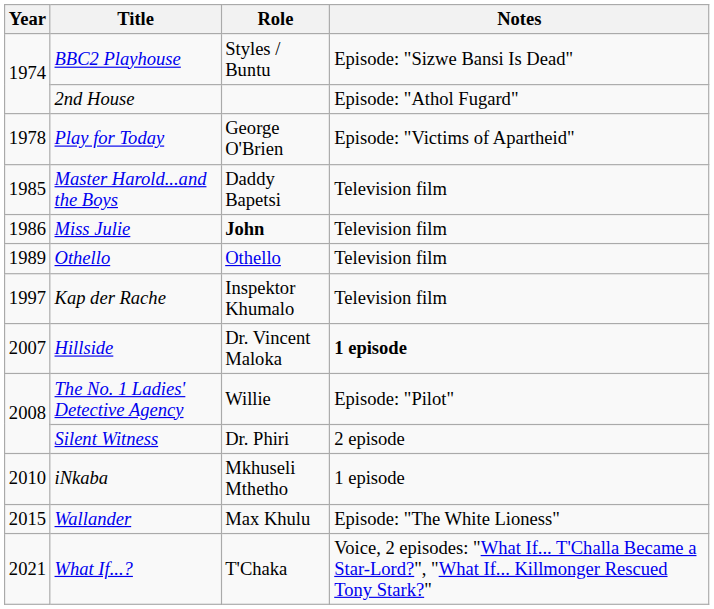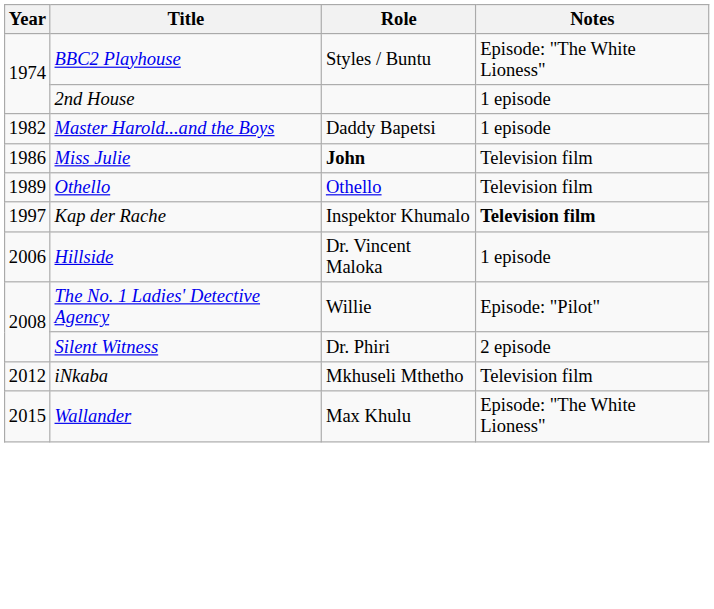(454, 59) Episode: "Sizwe Bansi Is Dead" -> (558, 59) Episode: "The White Lioness"
(426, 98) Episode: "Athol Fugard" -> (515, 98) 1 episode
- row: (109, 138)
(27, 189) 1985 -> (27, 128) 1982
(391, 189) Television film -> (515, 128) 1 episode
(391, 298) normal -> (538, 216) bold
(27, 348) 2007 -> (27, 256) 2006
(371, 348) bold -> (515, 256) normal
(27, 478) 2010 -> (27, 376) 2012
(370, 478) 1 episode -> (536, 376) Television film
- row: (94, 568)
